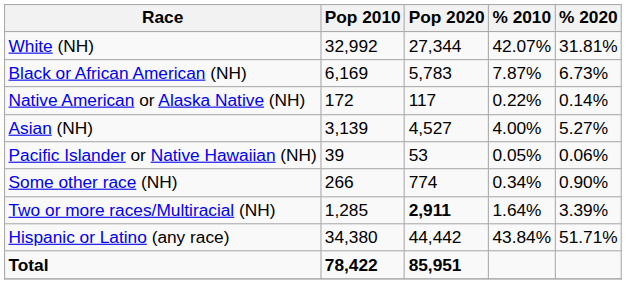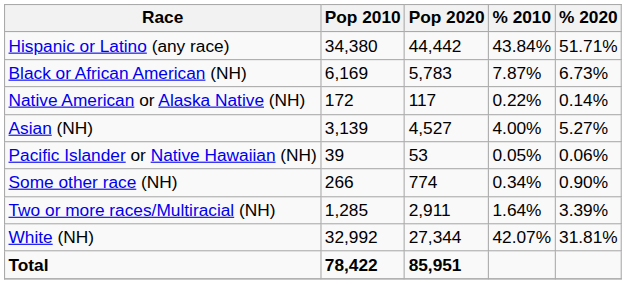rows swapped: (51, 45) <-> (119, 237)
(430, 210) bold -> (430, 210) normal
